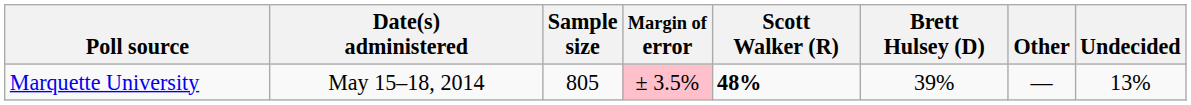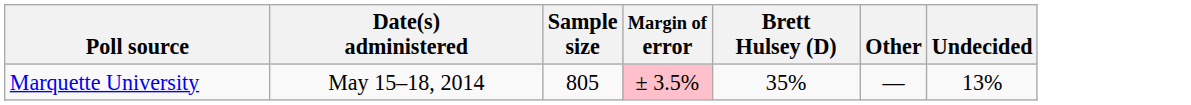- column: (786, 34)
(934, 81) 39% -> (786, 81) 35%
